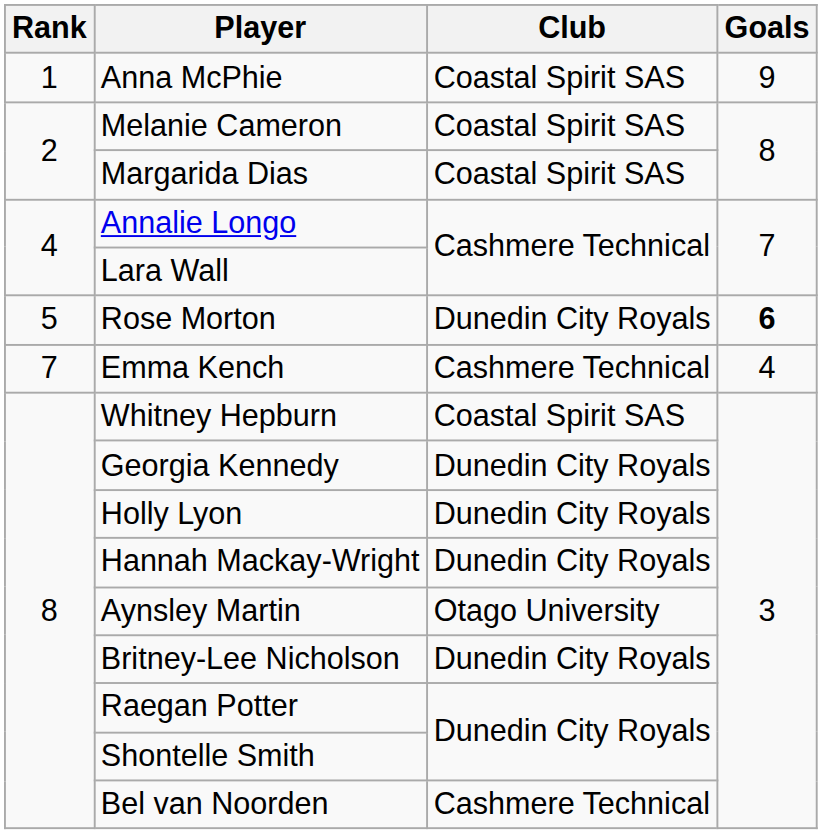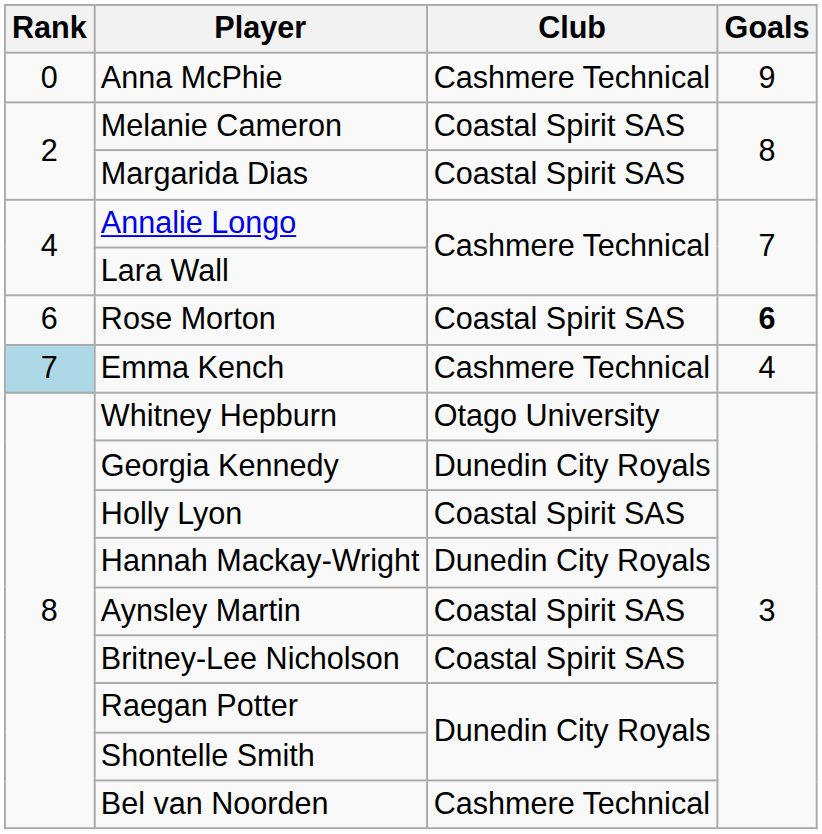(49, 77) 1 -> (49, 77) 0
(559, 77) Coastal Spirit SAS -> (572, 77) Cashmere Technical
(49, 319) 5 -> (49, 319) 6
(572, 319) Dunedin City Royals -> (559, 319) Coastal Spirit SAS
(49, 367) no background -> (49, 367) lightblue background
(559, 416) Coastal Spirit SAS -> (547, 416) Otago University
(572, 513) Dunedin City Royals -> (559, 513) Coastal Spirit SAS
(547, 610) Otago University -> (559, 610) Coastal Spirit SAS
(572, 658) Dunedin City Royals -> (559, 658) Coastal Spirit SAS
